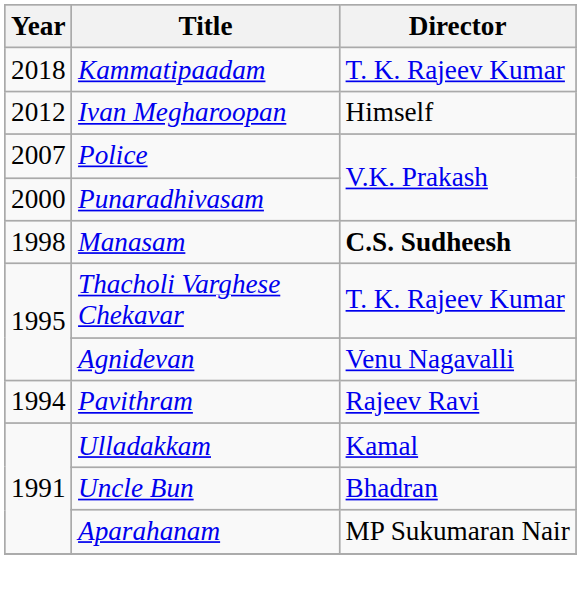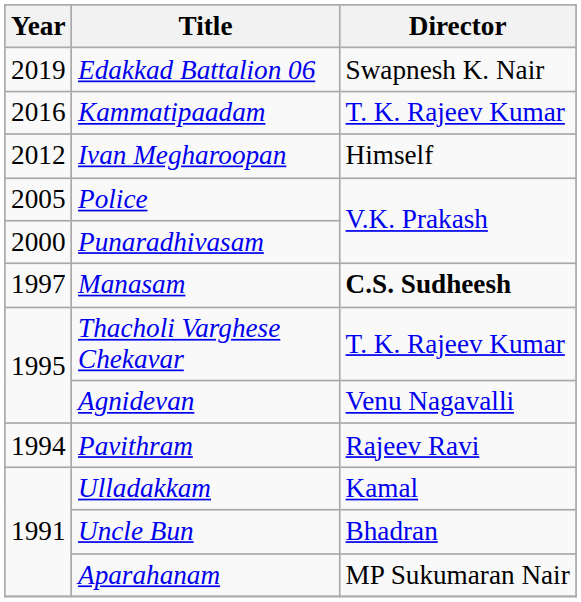+ row: (197, 69)
(38, 69) 2018 -> (38, 112) 2016
(38, 155) 2007 -> (38, 198) 2005
(38, 241) 1998 -> (38, 284) 1997
